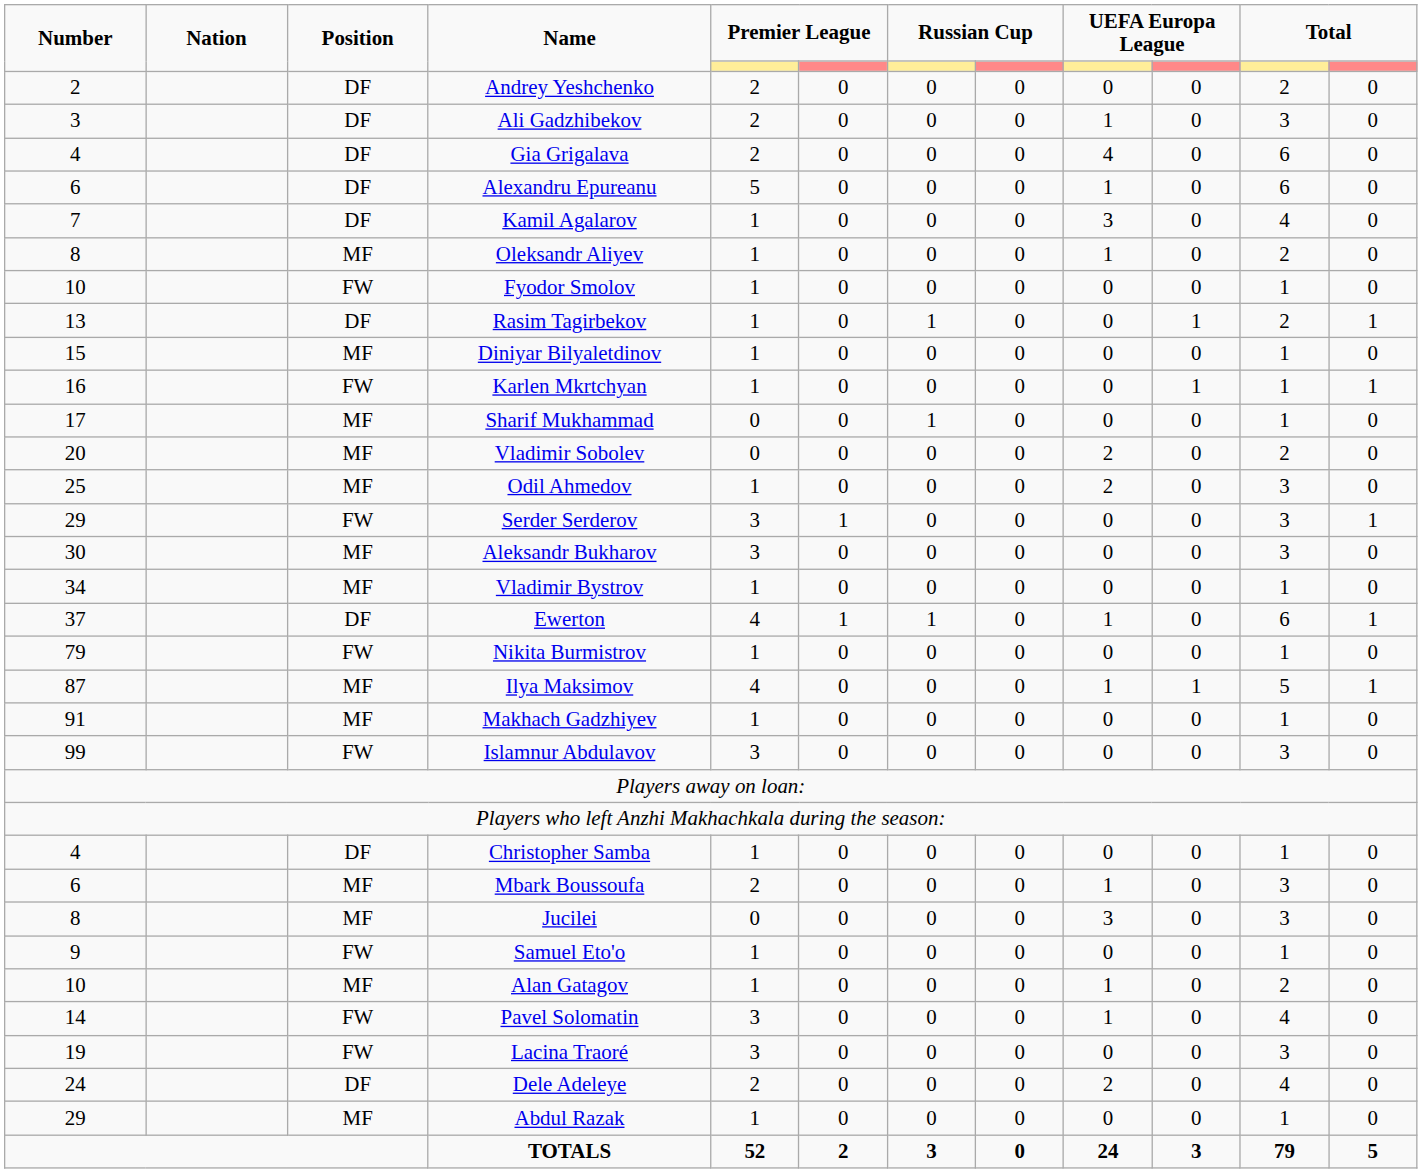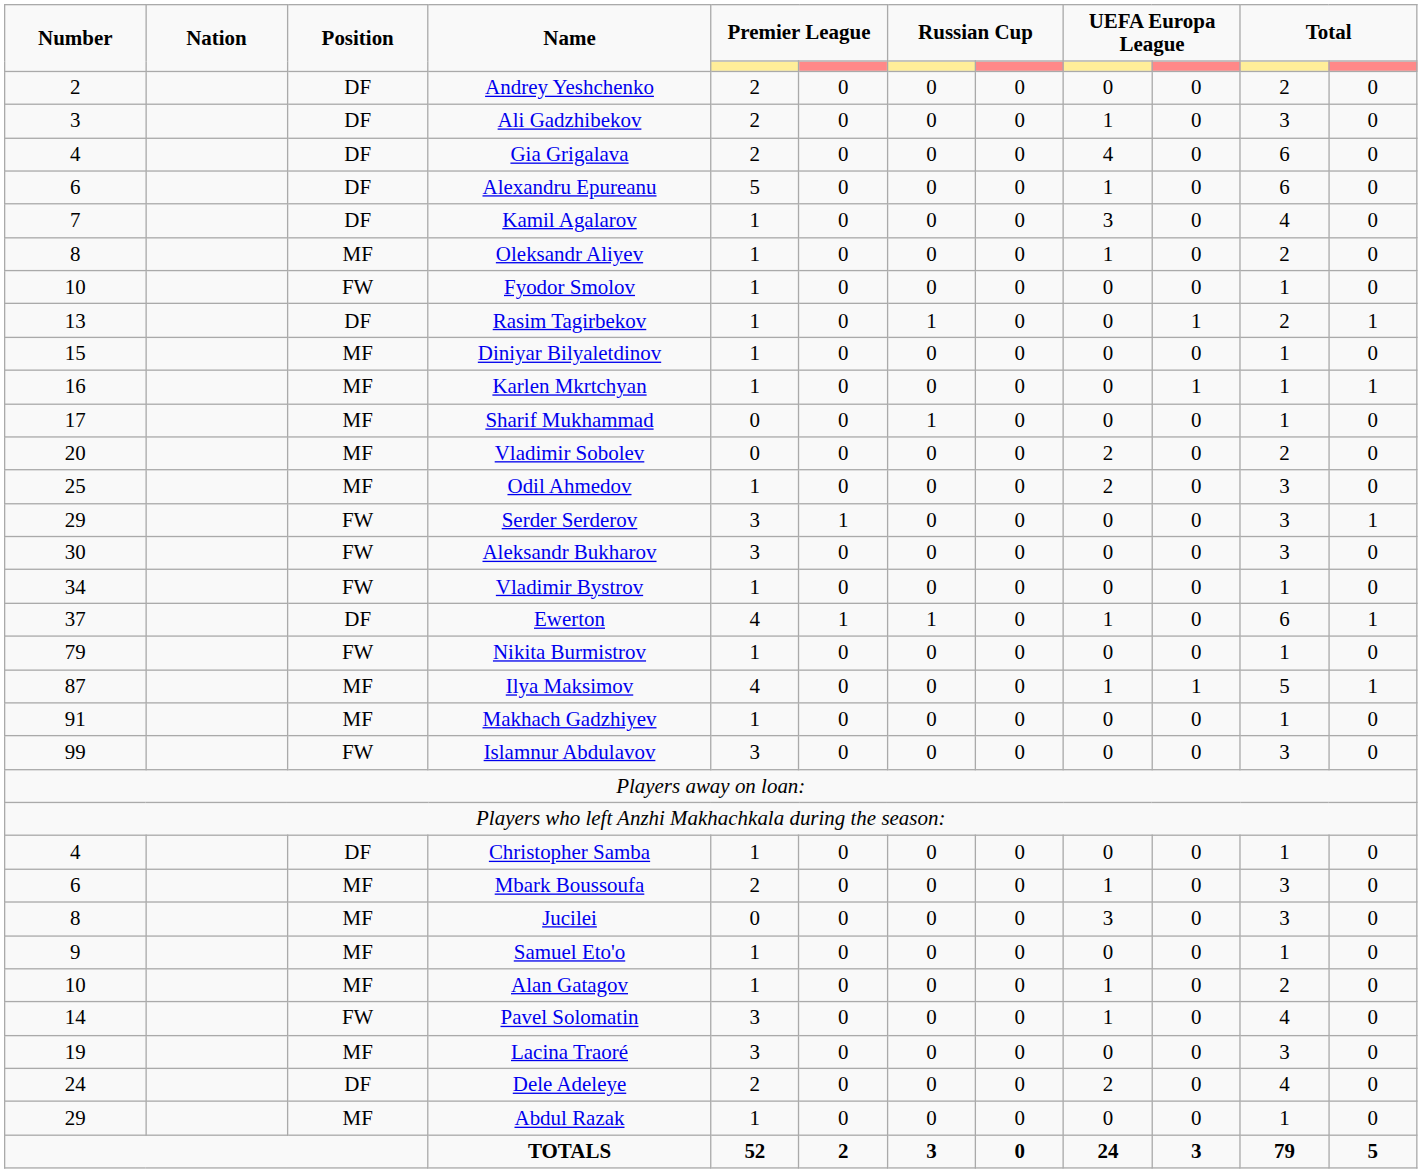(358, 386) FW -> (358, 386) MF
(358, 552) MF -> (358, 552) FW
(358, 586) MF -> (358, 586) FW
(358, 951) FW -> (358, 951) MF
(358, 1051) FW -> (358, 1051) MF
